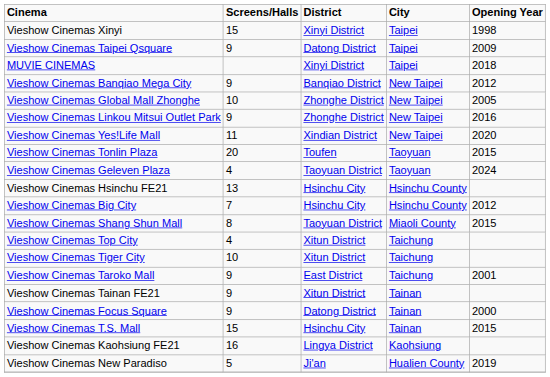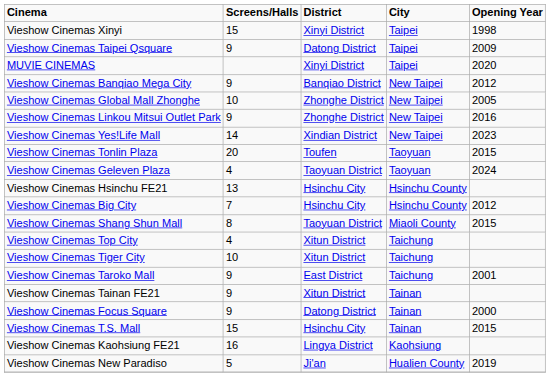(484, 65) 2018 -> (484, 65) 2020
(232, 135) 11 -> (232, 135) 14
(484, 135) 2020 -> (484, 135) 2023
